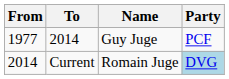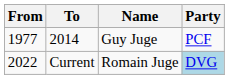(23, 62) 2014 -> (23, 62) 2022
